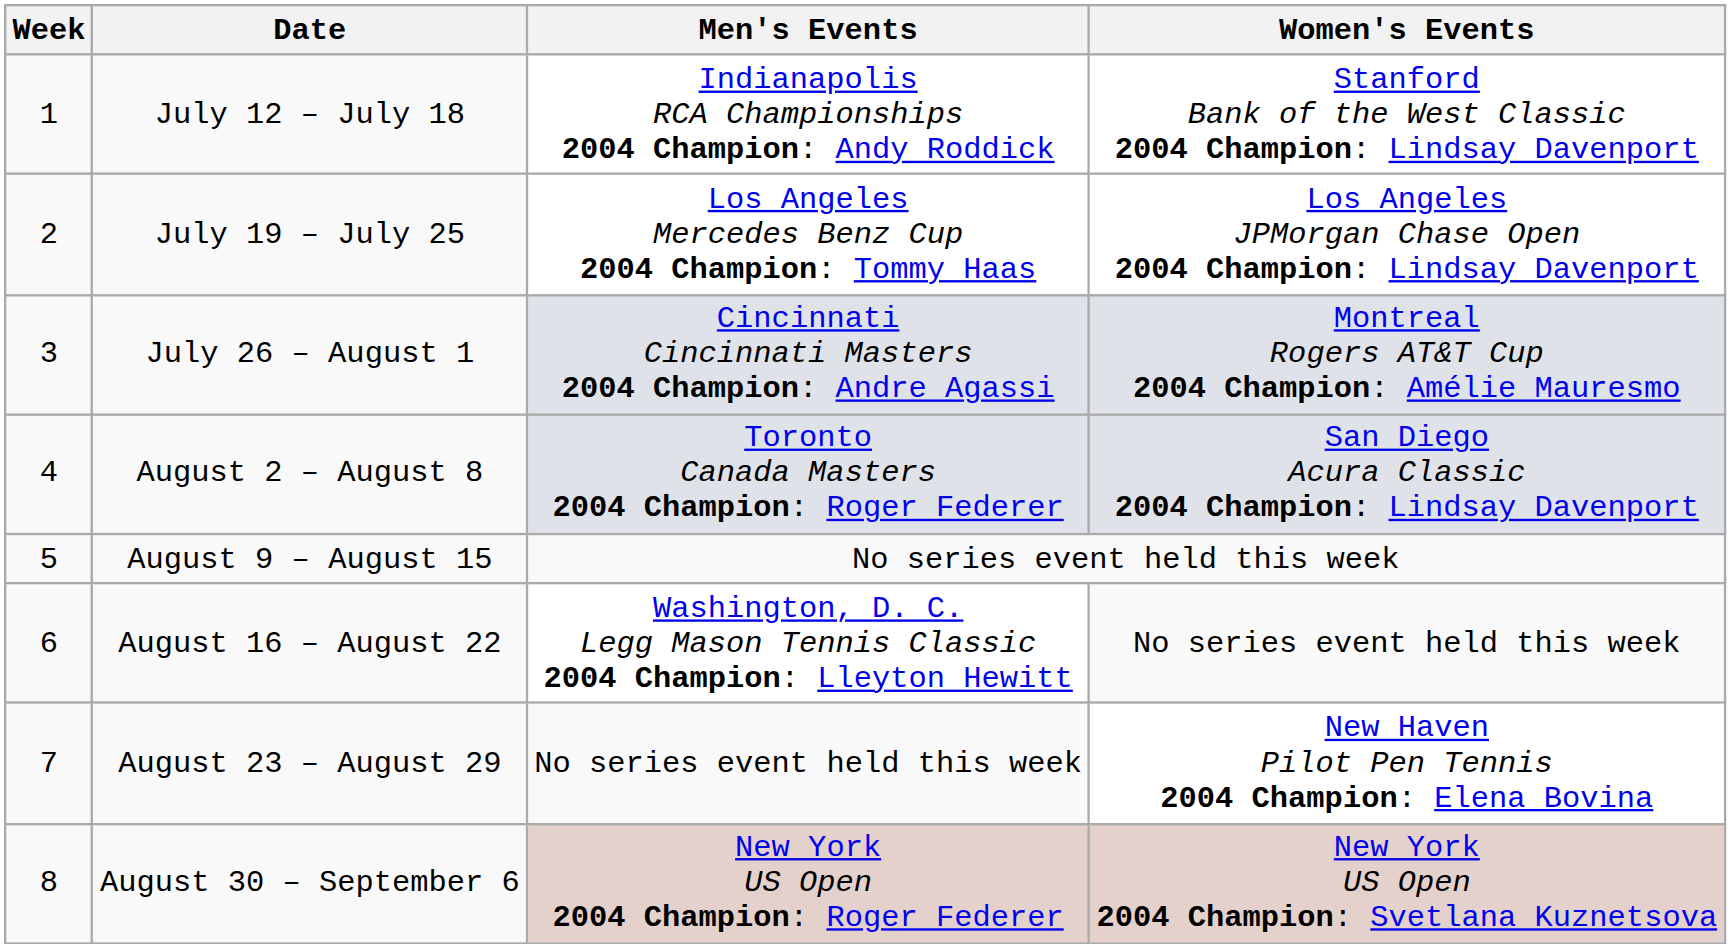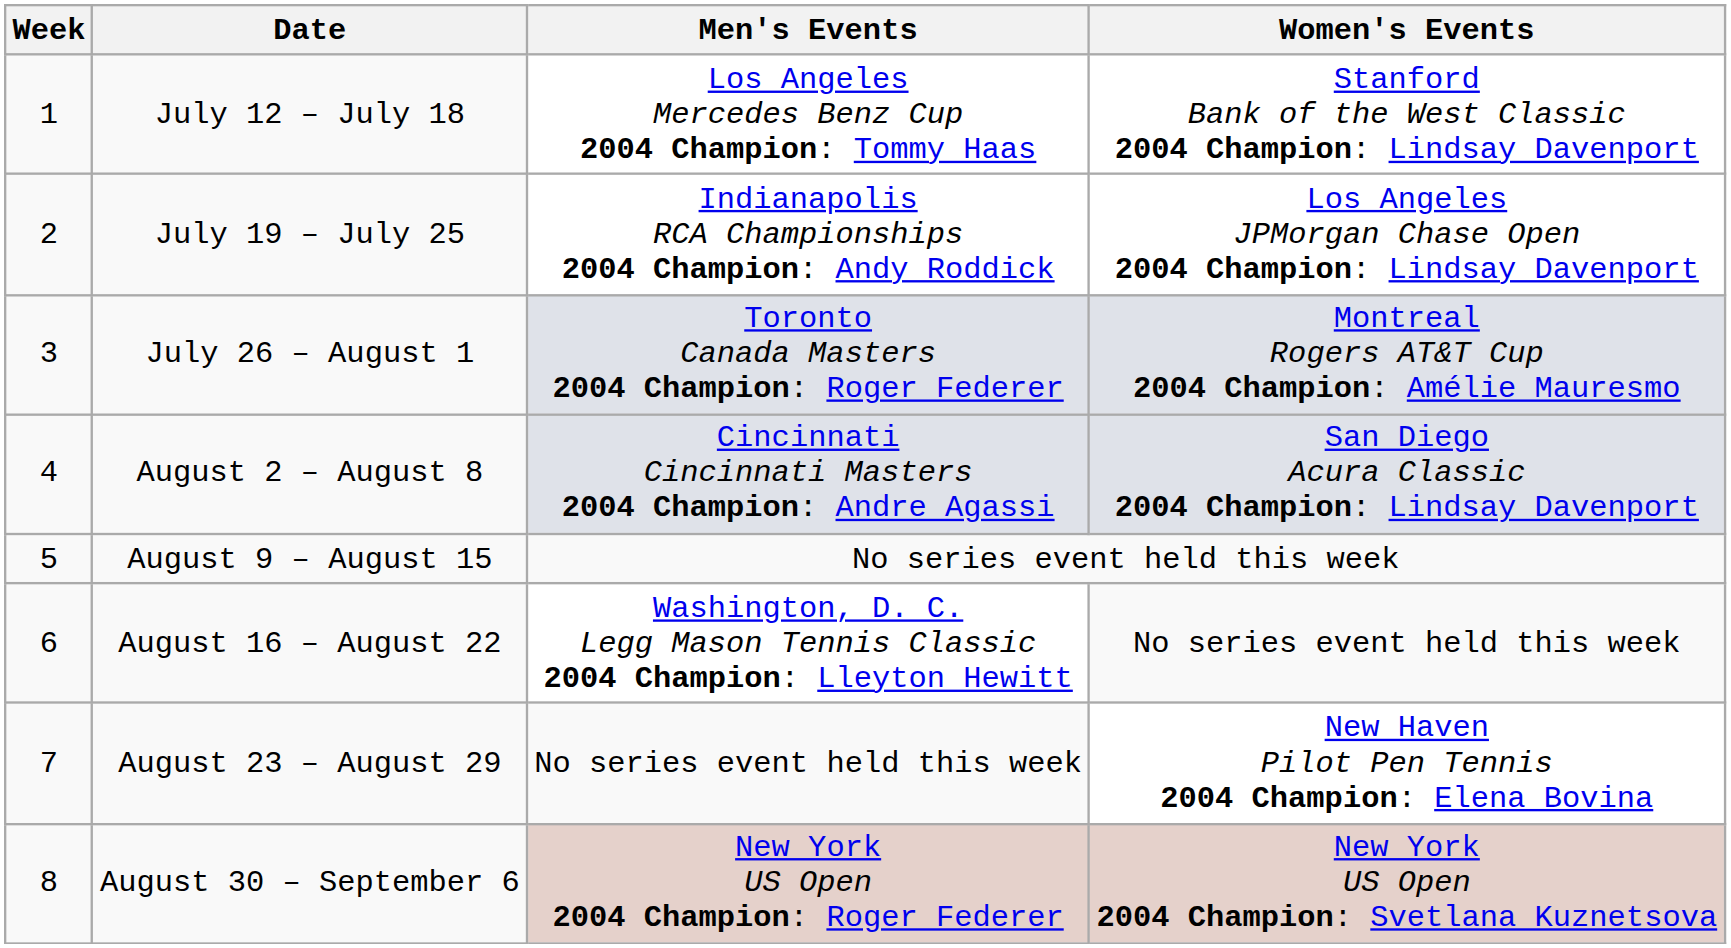(808, 115) Indianapolis RCA Championships 2004 Champion: Andy Roddick -> (808, 115) Los Angeles Mercedes Benz Cup 2004 Champion: Tommy Haas
(808, 234) Los Angeles Mercedes Benz Cup 2004 Champion: Tommy Haas -> (808, 234) Indianapolis RCA Championships 2004 Champion: Andy Roddick
(808, 354) Cincinnati Cincinnati Masters 2004 Champion: Andre Agassi -> (808, 354) Toronto Canada Masters 2004 Champion: Roger Federer
(808, 474) Toronto Canada Masters 2004 Champion: Roger Federer -> (808, 474) Cincinnati Cincinnati Masters 2004 Champion: Andre Agassi
